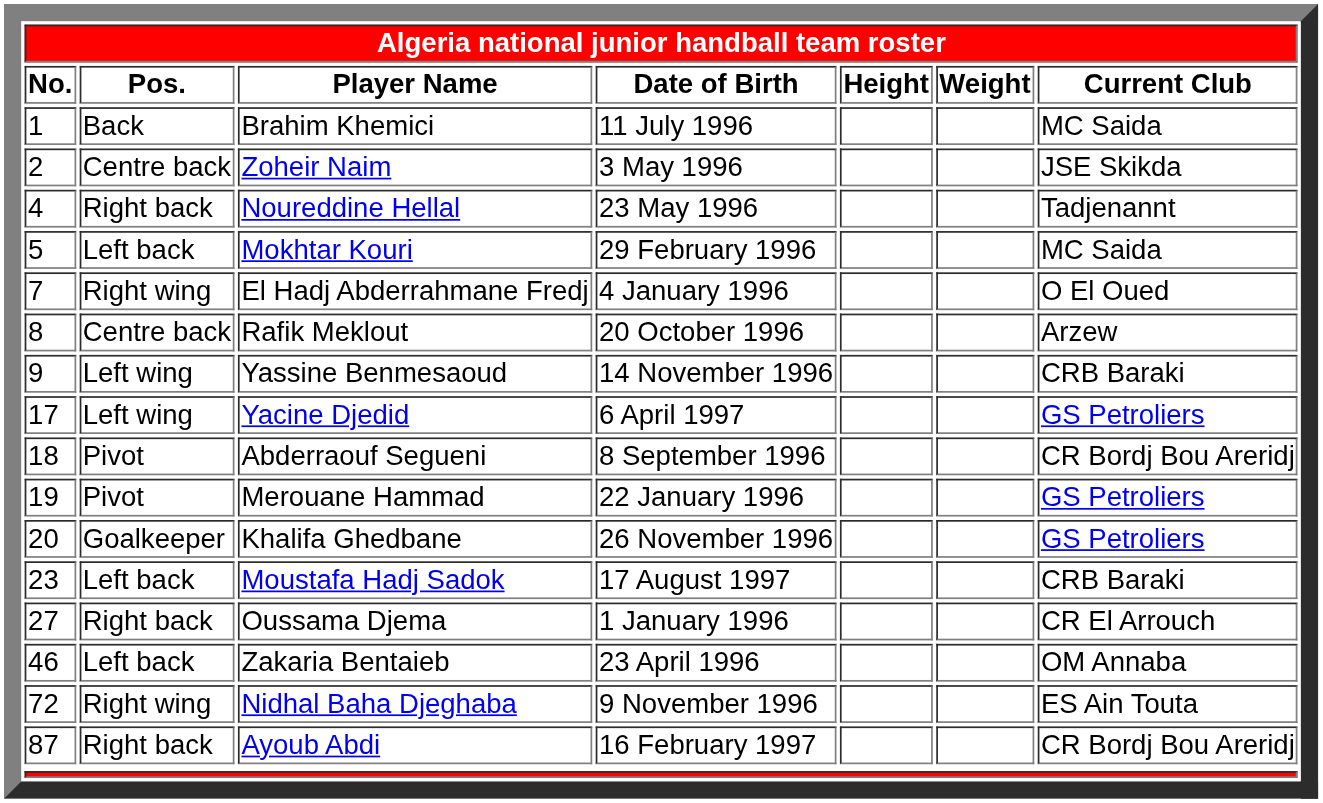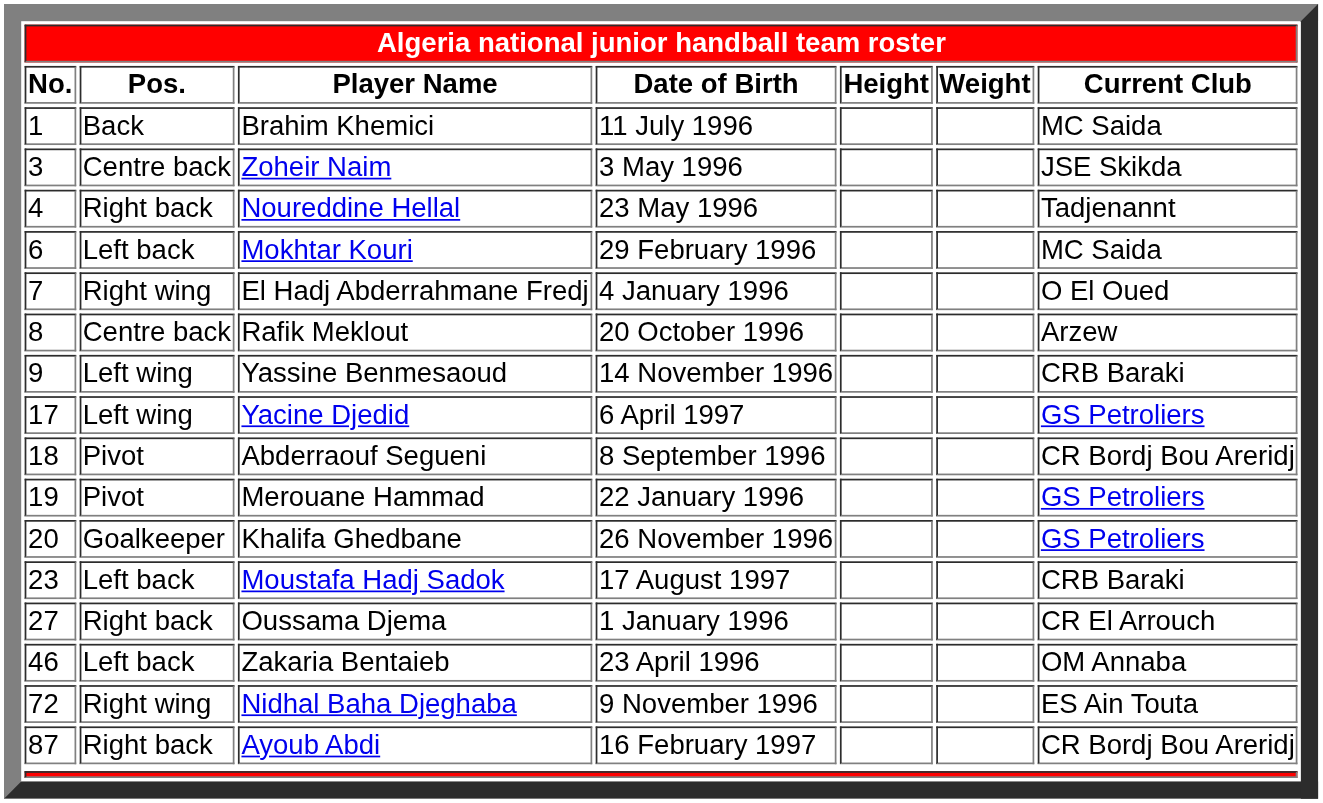(36, 167) 2 -> (36, 167) 3
(36, 249) 5 -> (36, 249) 6
